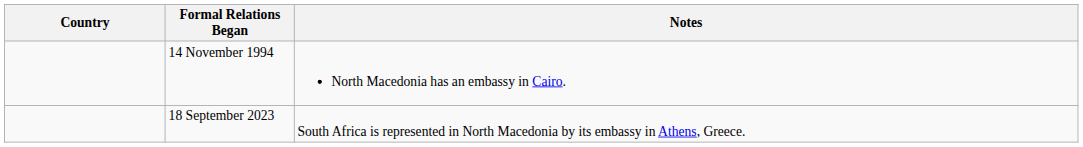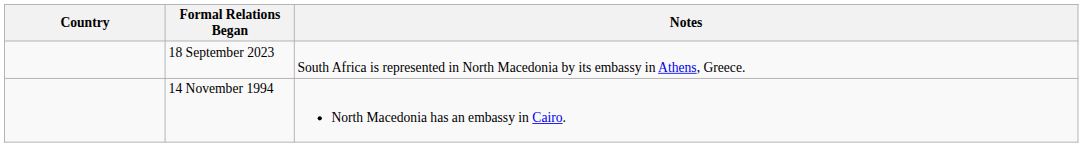rows swapped: (221, 52) <-> (221, 116)
